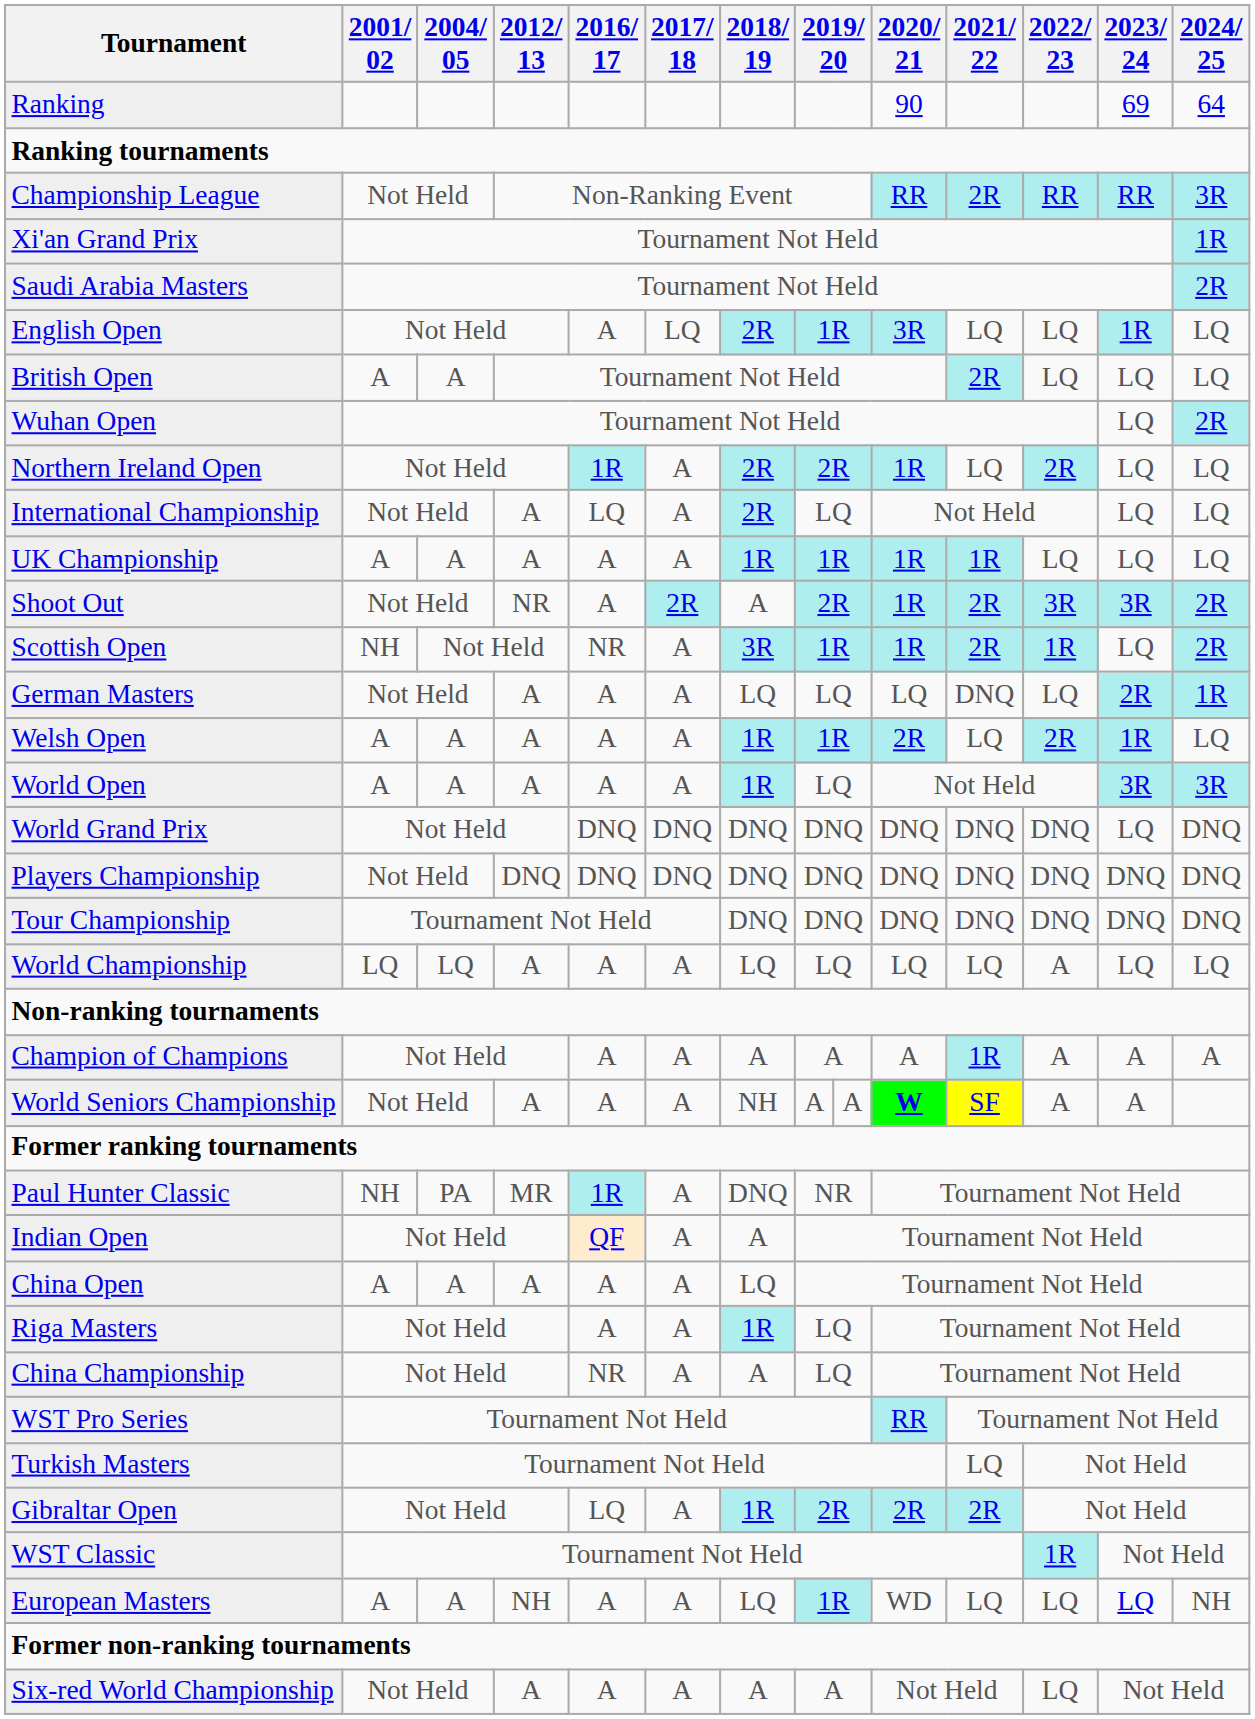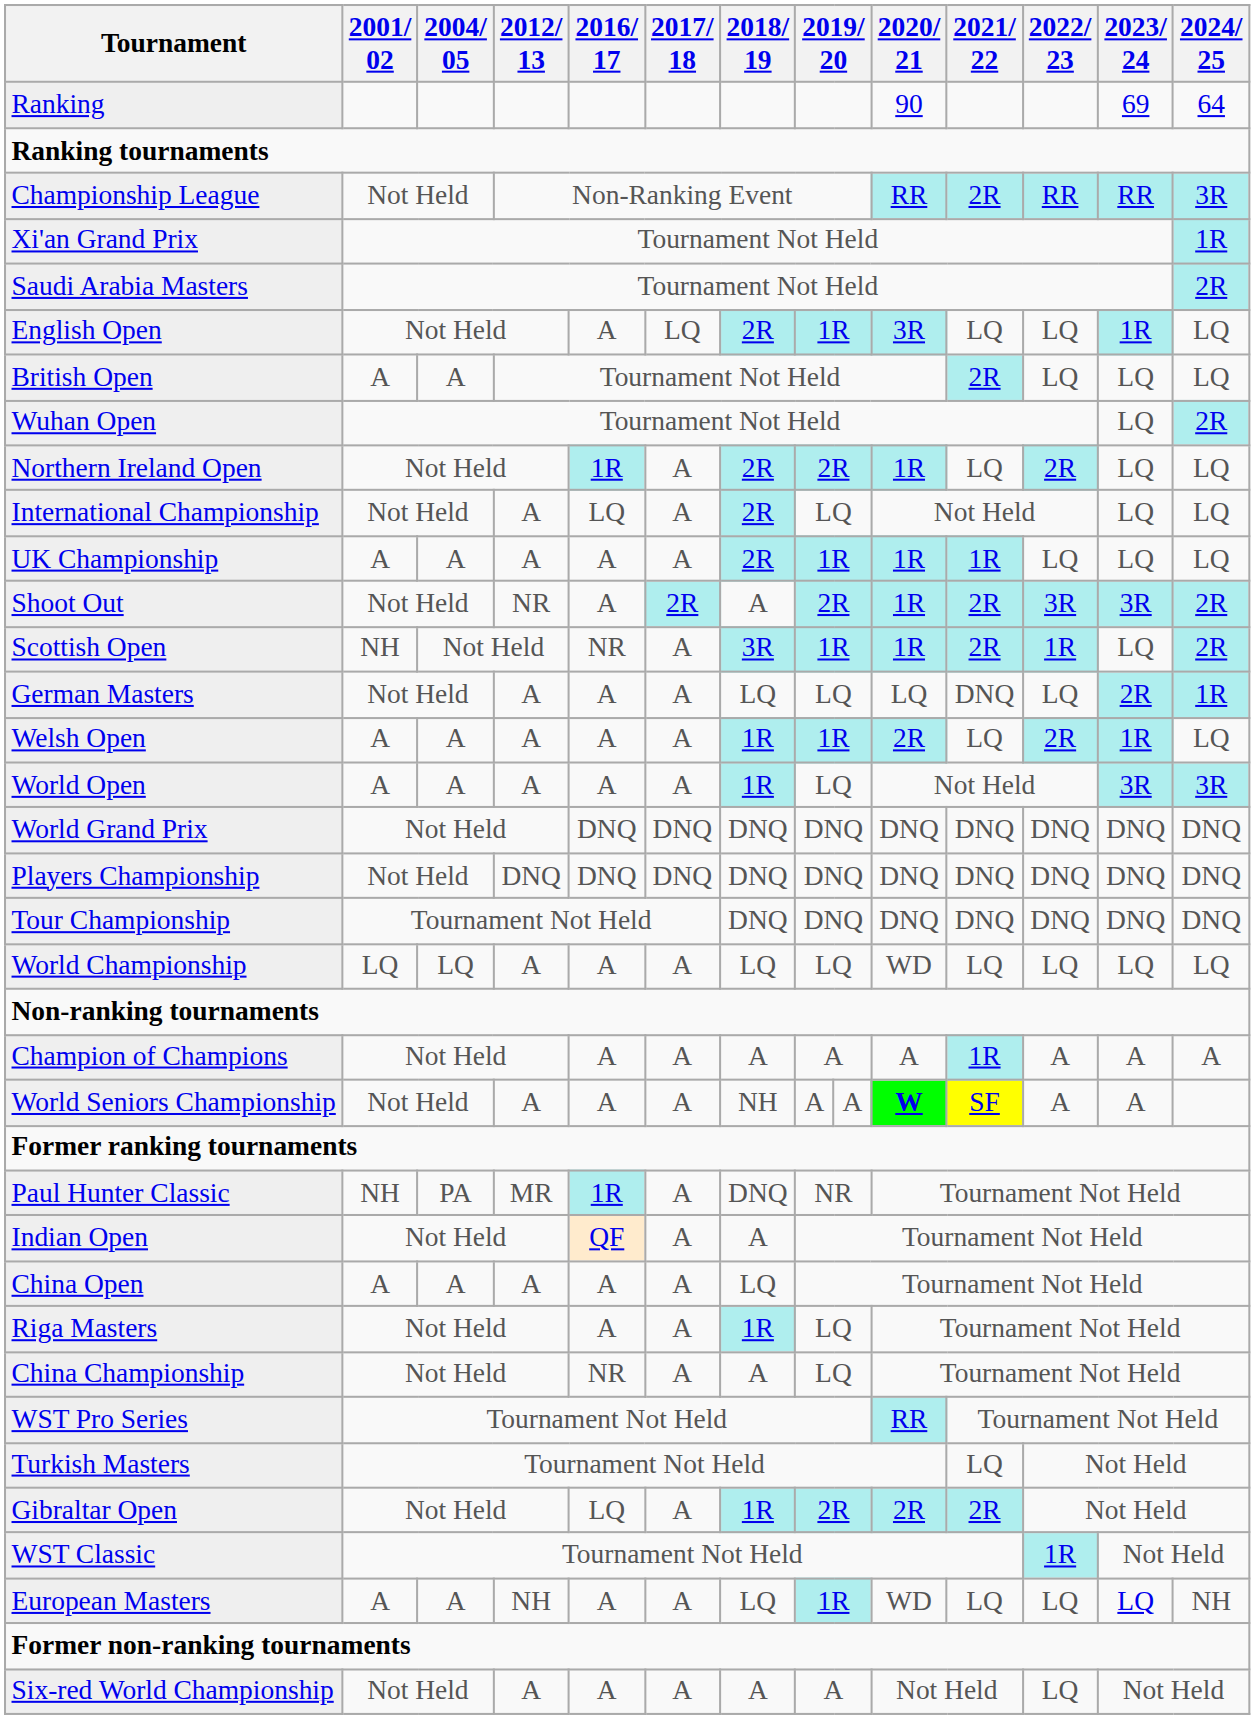(758, 557) 1R -> (758, 557) 2R
(1136, 829) LQ -> (1136, 829) DNQ
(909, 965) LQ -> (909, 965) WD
(1060, 965) A -> (1060, 965) LQ
